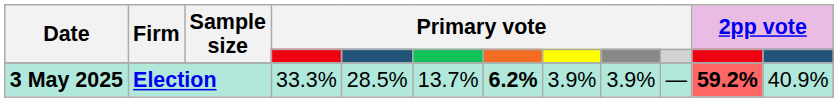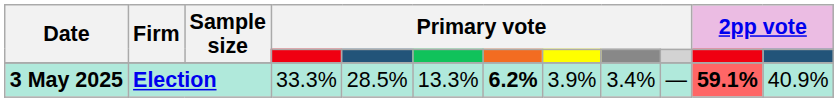(448, 80) 13.7% -> (448, 80) 13.3%
(631, 80) 3.9% -> (631, 80) 3.4%
(727, 80) 59.2% -> (727, 80) 59.1%
